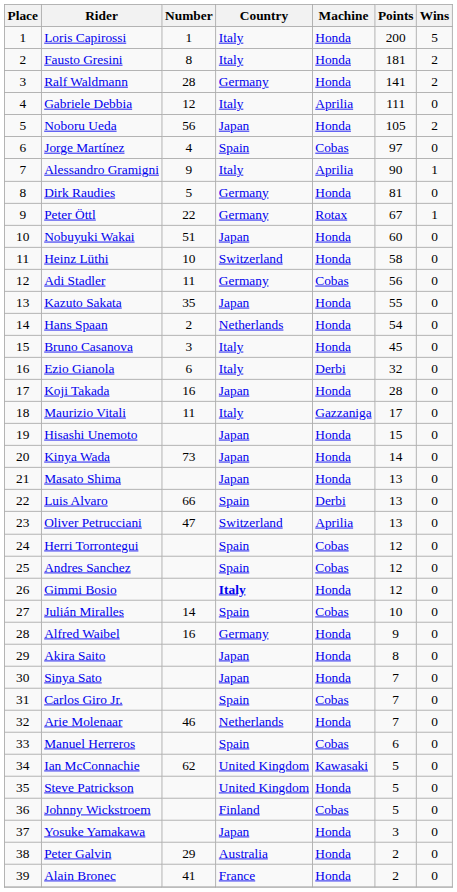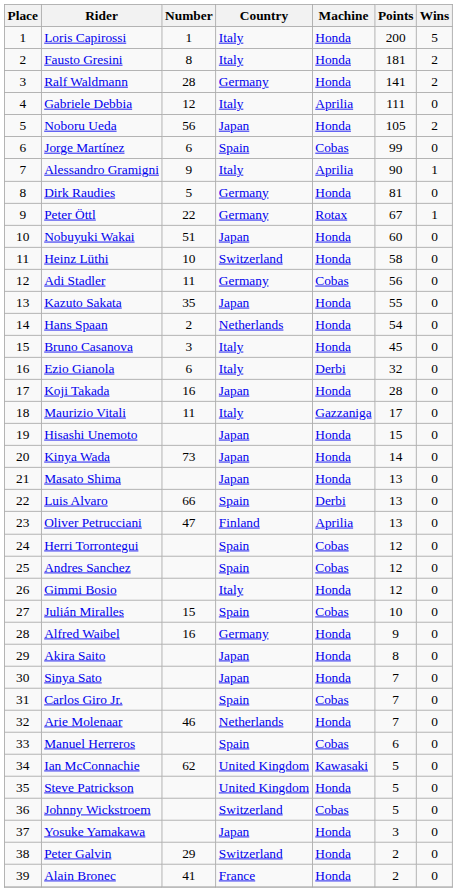(189, 148) 4 -> (189, 148) 6
(396, 148) 97 -> (396, 148) 99
(251, 522) Switzerland -> (239, 522) Finland
(232, 589) bold -> (231, 589) normal
(189, 611) 14 -> (189, 611) 15
(239, 809) Finland -> (251, 809) Switzerland
(243, 853) Australia -> (251, 853) Switzerland
